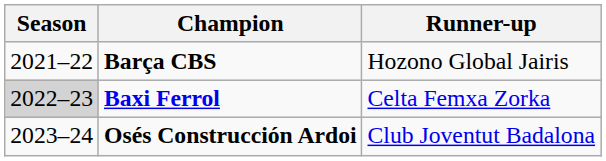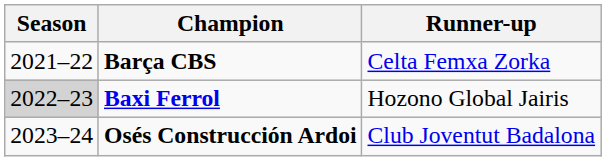(468, 60) Hozono Global Jairis -> (459, 60) Celta Femxa Zorka
(459, 98) Celta Femxa Zorka -> (468, 98) Hozono Global Jairis
